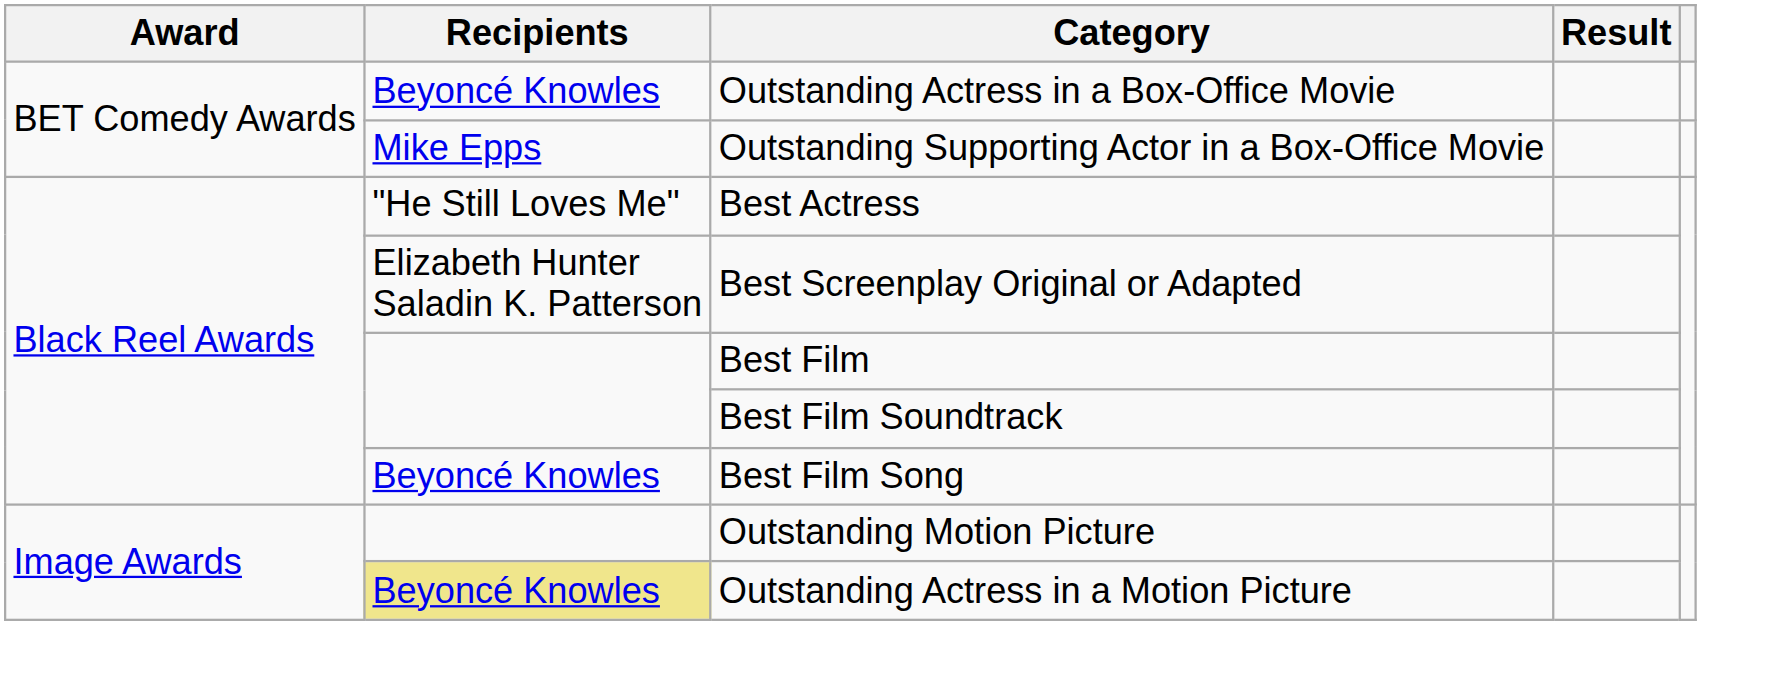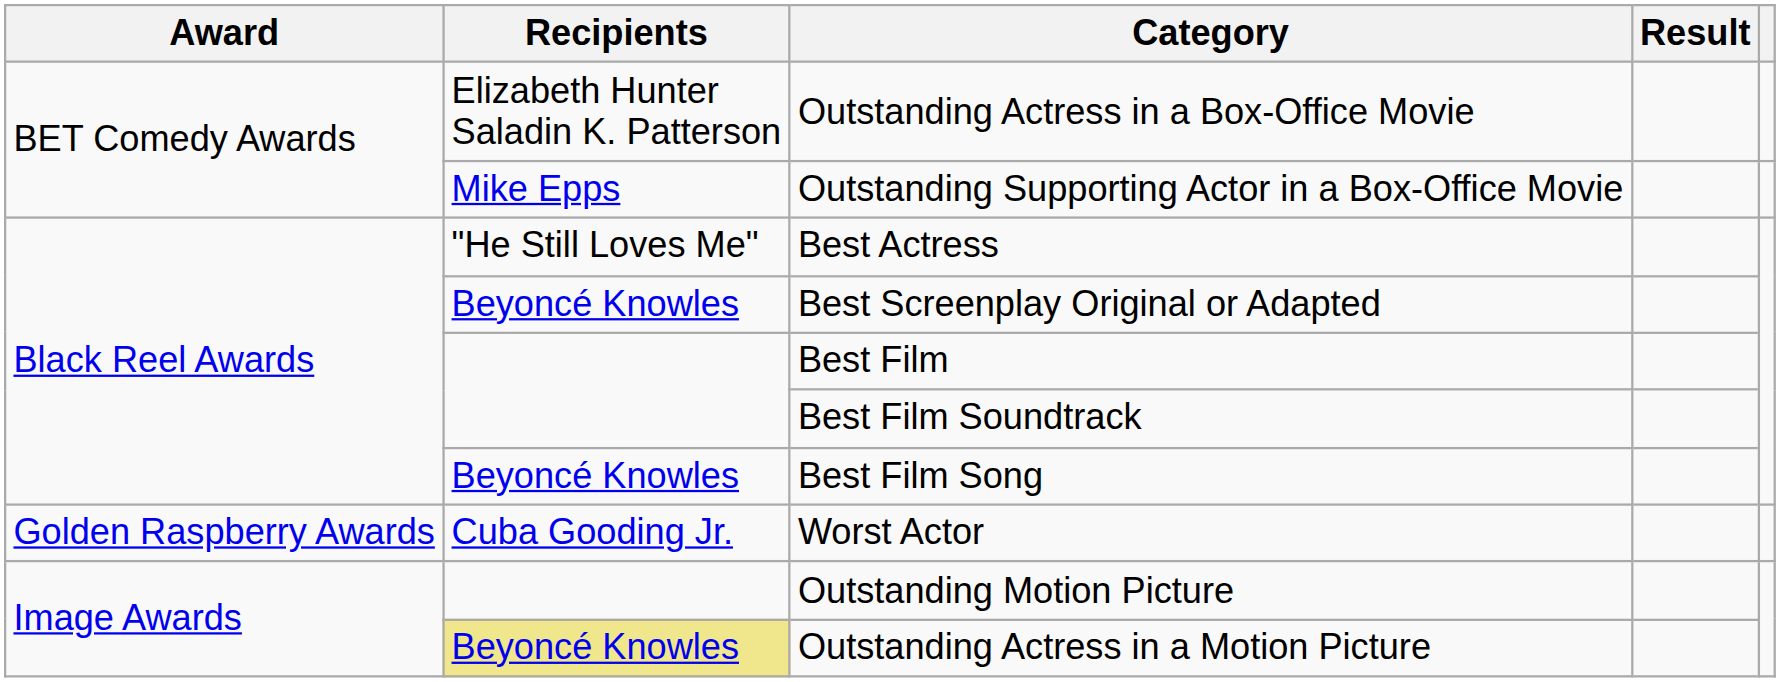(516, 90) Beyoncé Knowles -> (616, 110) Elizabeth Hunter Saladin K. Patterson
(537, 282) Elizabeth Hunter Saladin K. Patterson -> (595, 303) Beyoncé Knowles
+ row: (891, 532)
